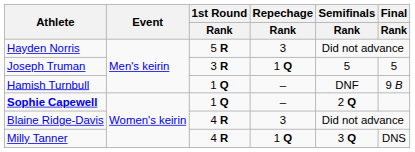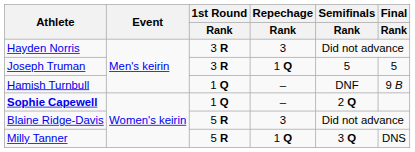(219, 49) 5 R -> (219, 49) 3 R
(219, 121) 4 R -> (219, 121) 5 R
(219, 139) 4 R -> (219, 139) 5 R
